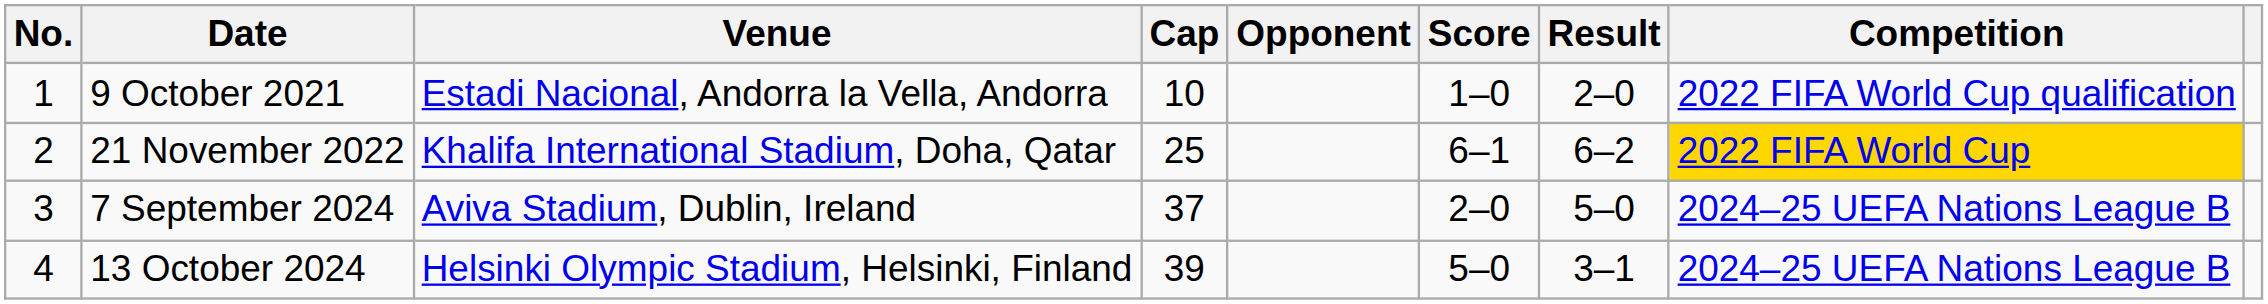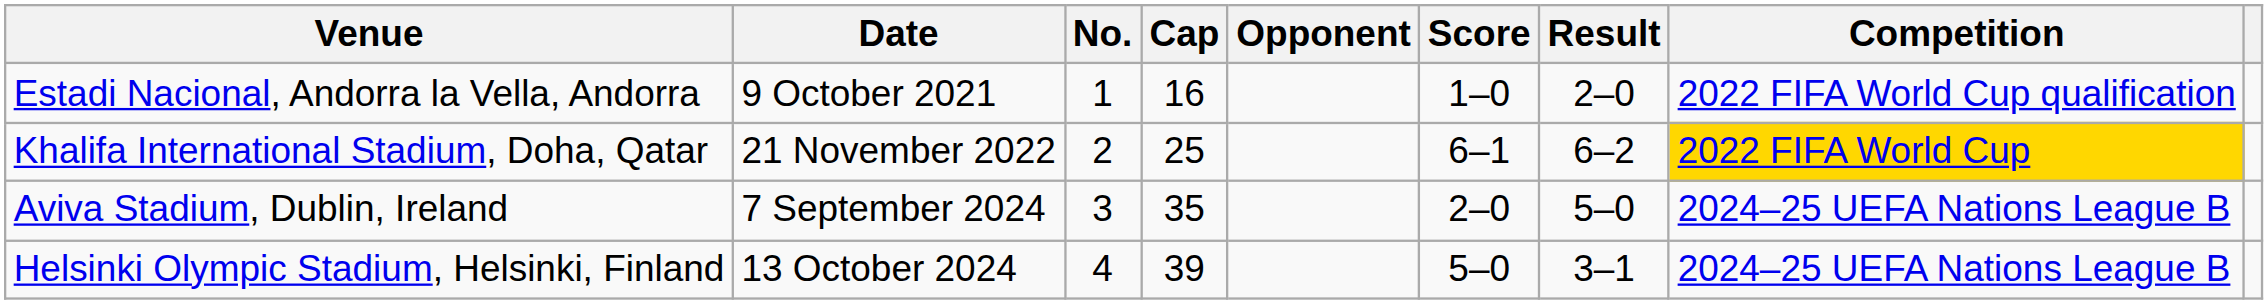columns swapped: (43, 33) <-> (777, 33)
(1184, 92) 10 -> (1184, 92) 16
(1184, 209) 37 -> (1184, 209) 35
